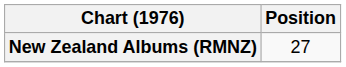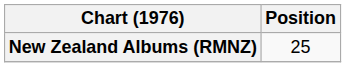(301, 47) 27 -> (301, 47) 25
